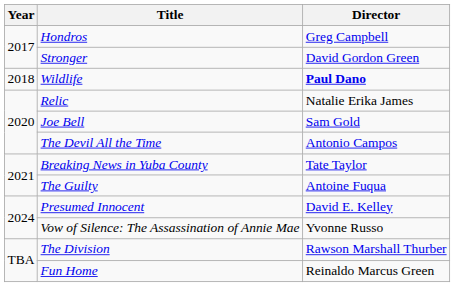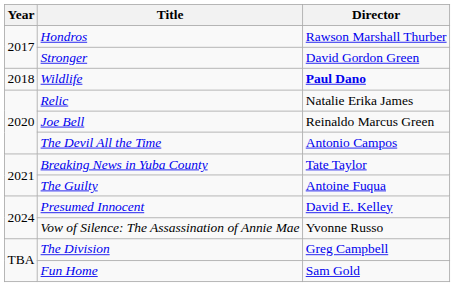(347, 36) Greg Campbell -> (376, 36) Rawson Marshall Thurber
(333, 121) Sam Gold -> (370, 121) Reinaldo Marcus Green
(376, 249) Rawson Marshall Thurber -> (347, 249) Greg Campbell
(370, 270) Reinaldo Marcus Green -> (333, 270) Sam Gold
